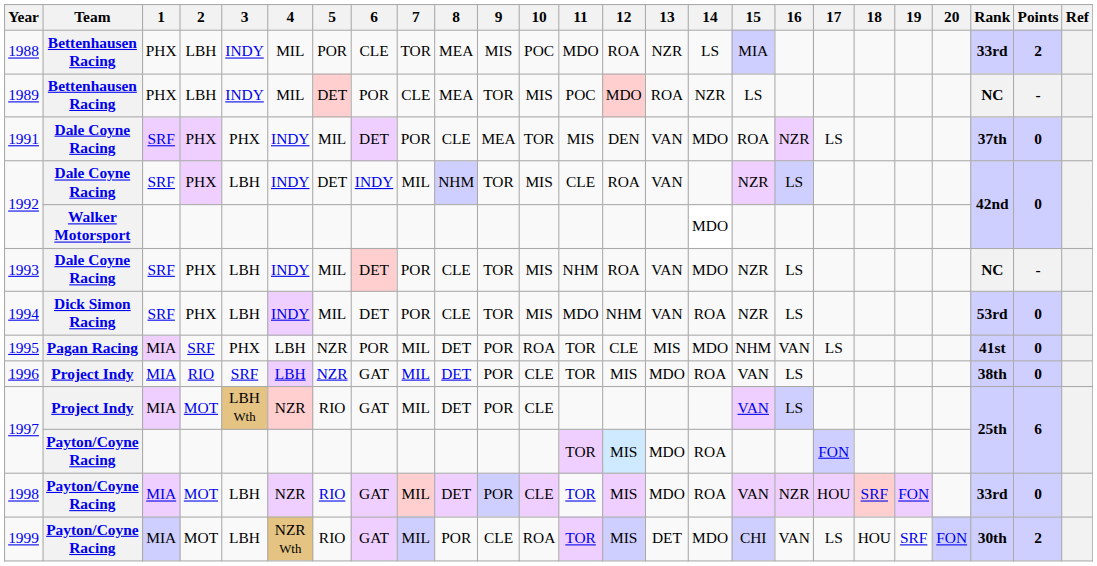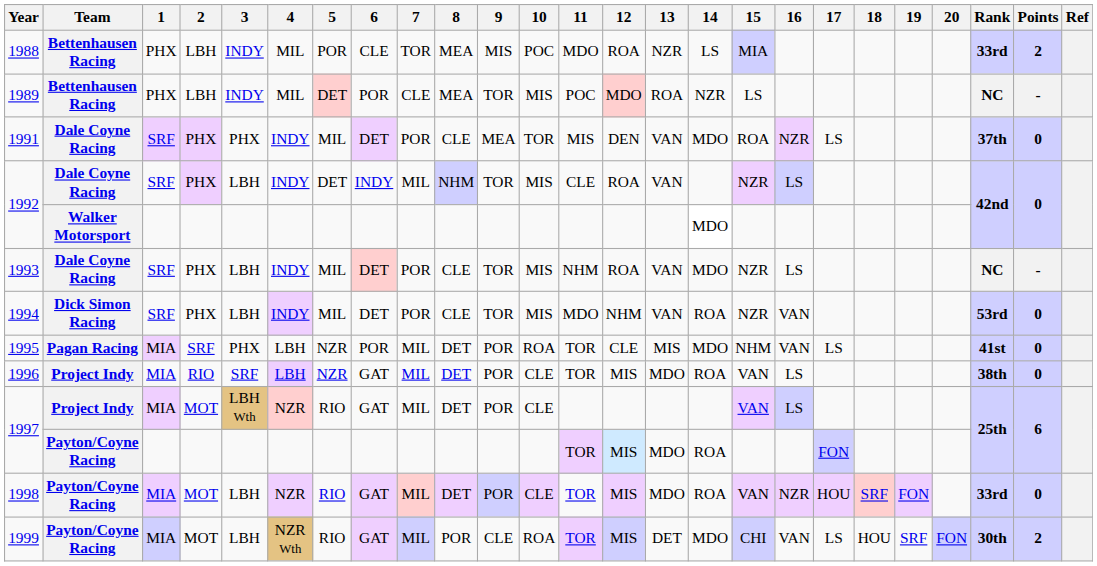(794, 313) LS -> (794, 313) VAN
